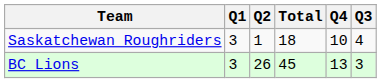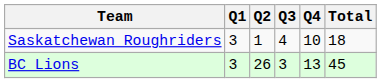columns swapped: (364, 17) <-> (301, 17)
